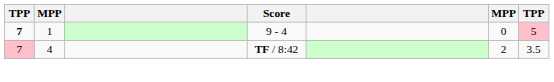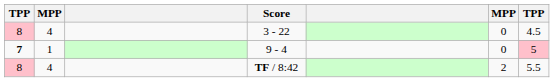+ row: (277, 31)
(19, 49) 7 -> (19, 67) 8
(534, 49) 3.5 -> (534, 67) 5.5
